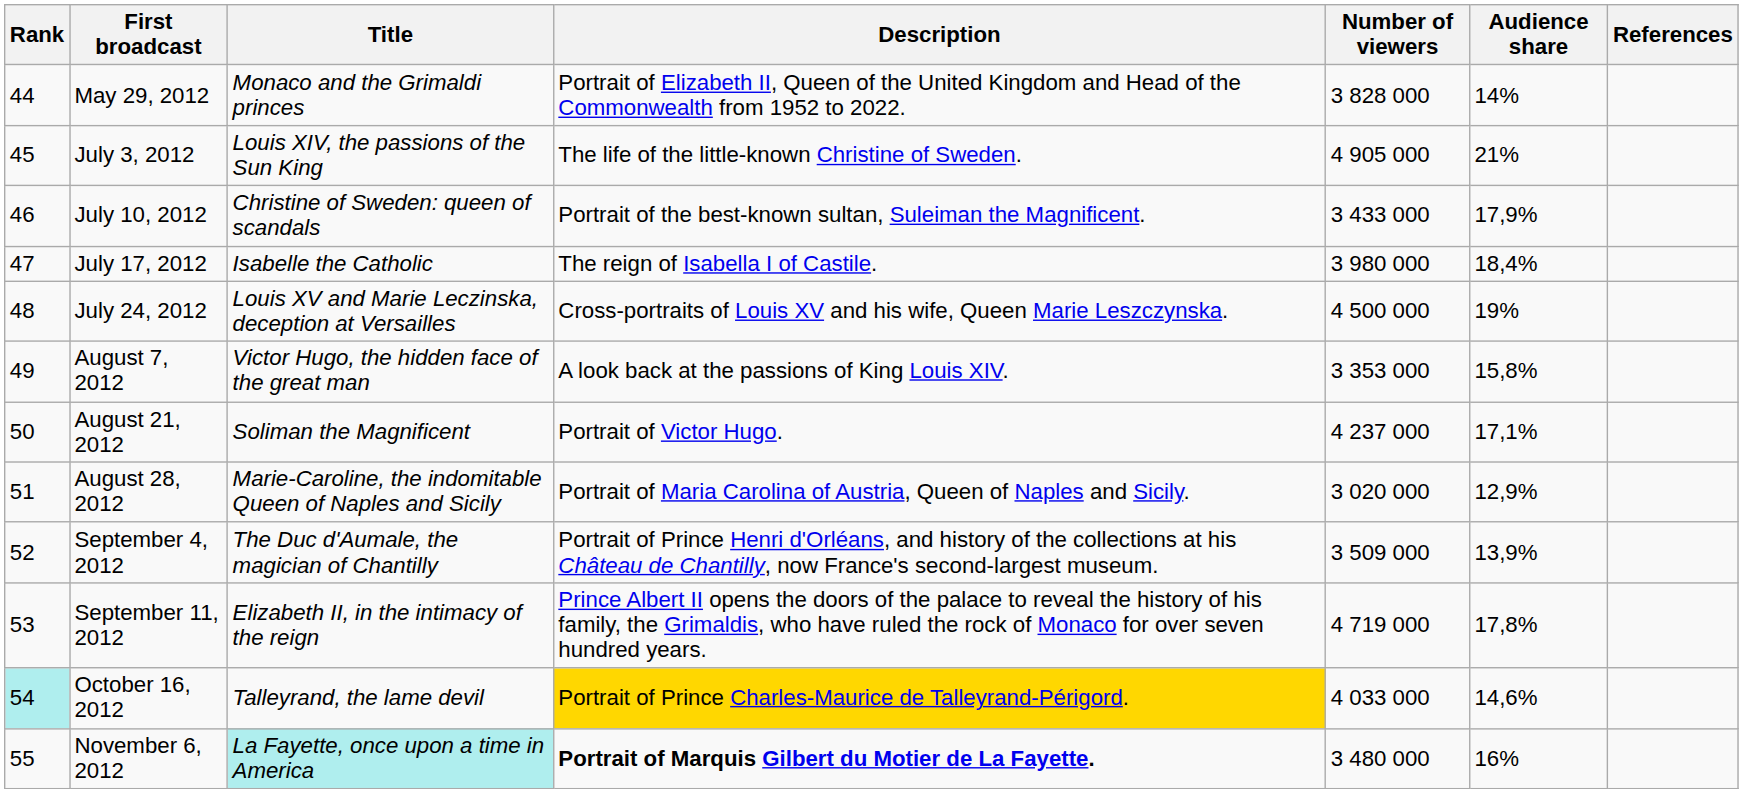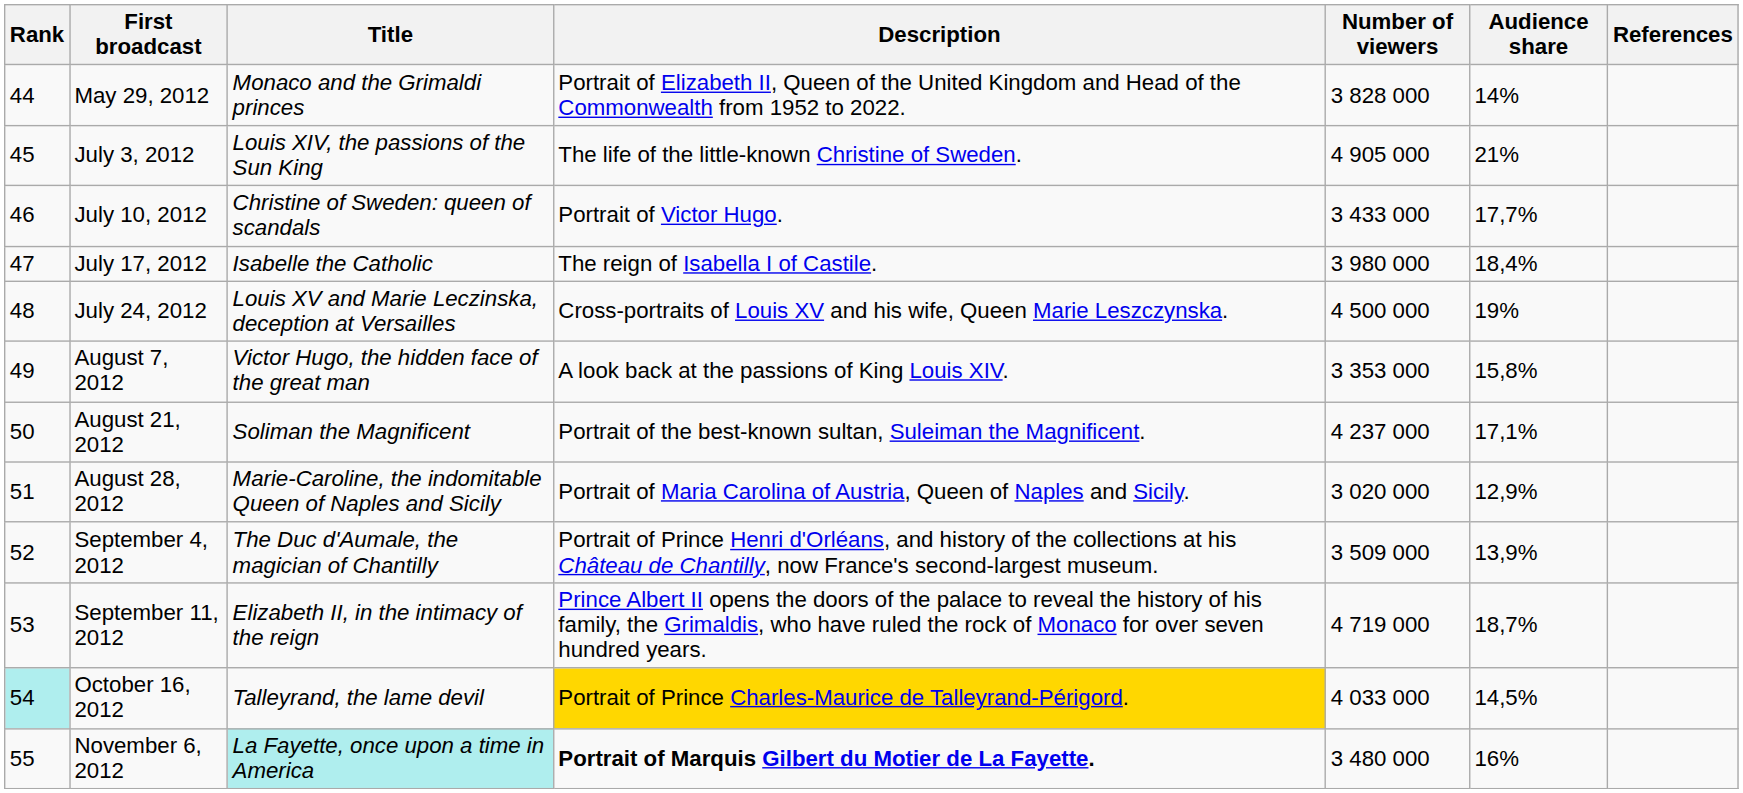(852, 215) Portrait of the best-known sultan, Suleiman the Magnificent. -> (671, 215) Portrait of Victor Hugo.
(1506, 215) 17,9% -> (1506, 215) 17,7%
(671, 431) Portrait of Victor Hugo. -> (852, 431) Portrait of the best-known sultan, Suleiman the Magnificent.
(1506, 625) 17,8% -> (1506, 625) 18,7%
(1506, 697) 14,6% -> (1506, 697) 14,5%
